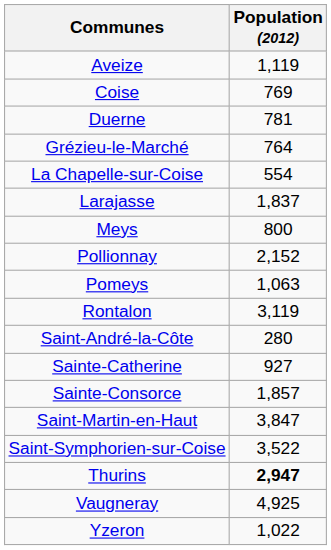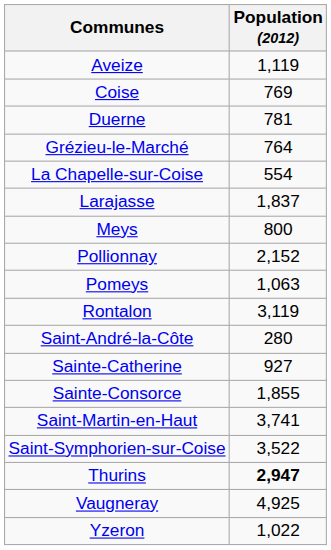(278, 393) 1,857 -> (278, 393) 1,855
(278, 421) 3,847 -> (278, 421) 3,741
